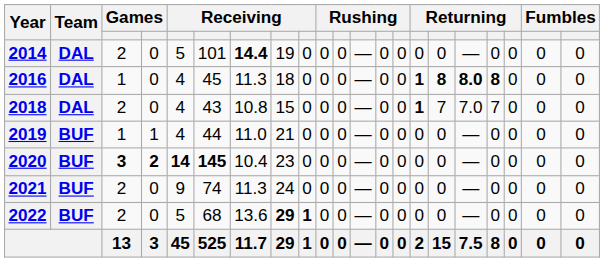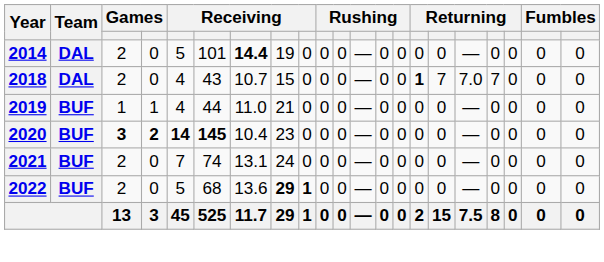- row: (28, 80)
(251, 107) 10.8 -> (251, 80) 10.7
(180, 188) 9 -> (180, 161) 7
(251, 188) 11.3 -> (251, 161) 13.1
